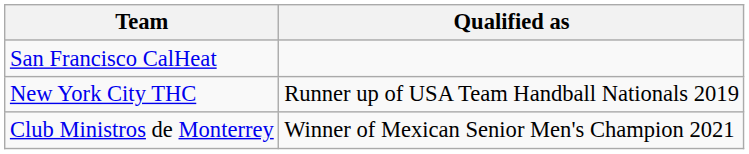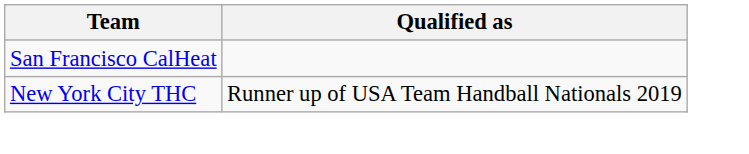- row: (142, 129)
